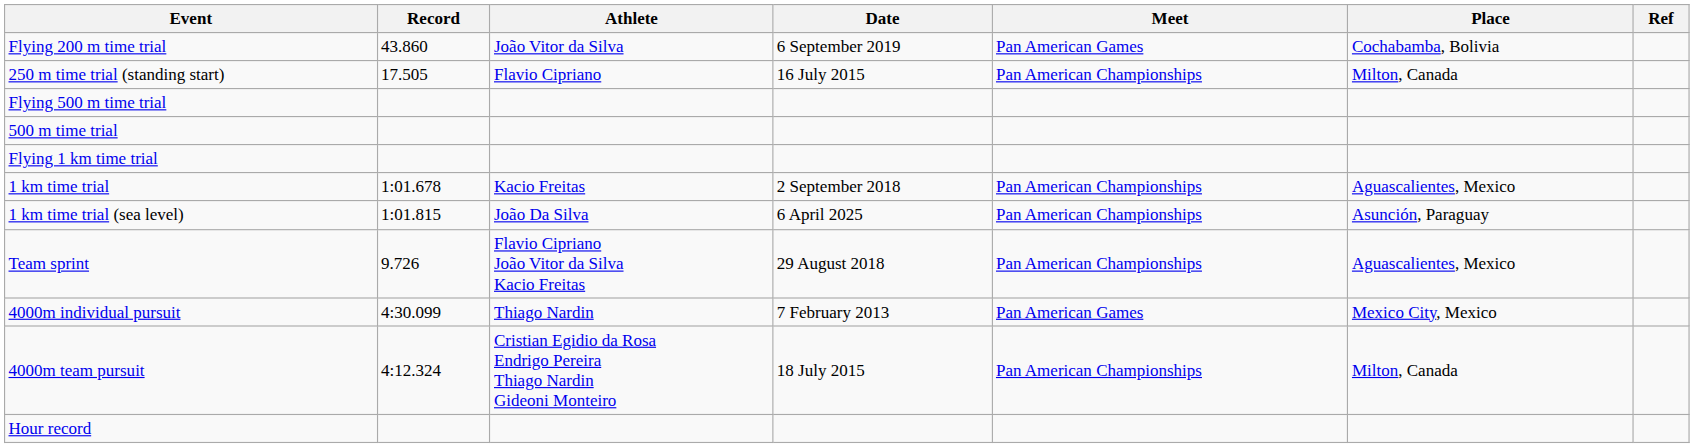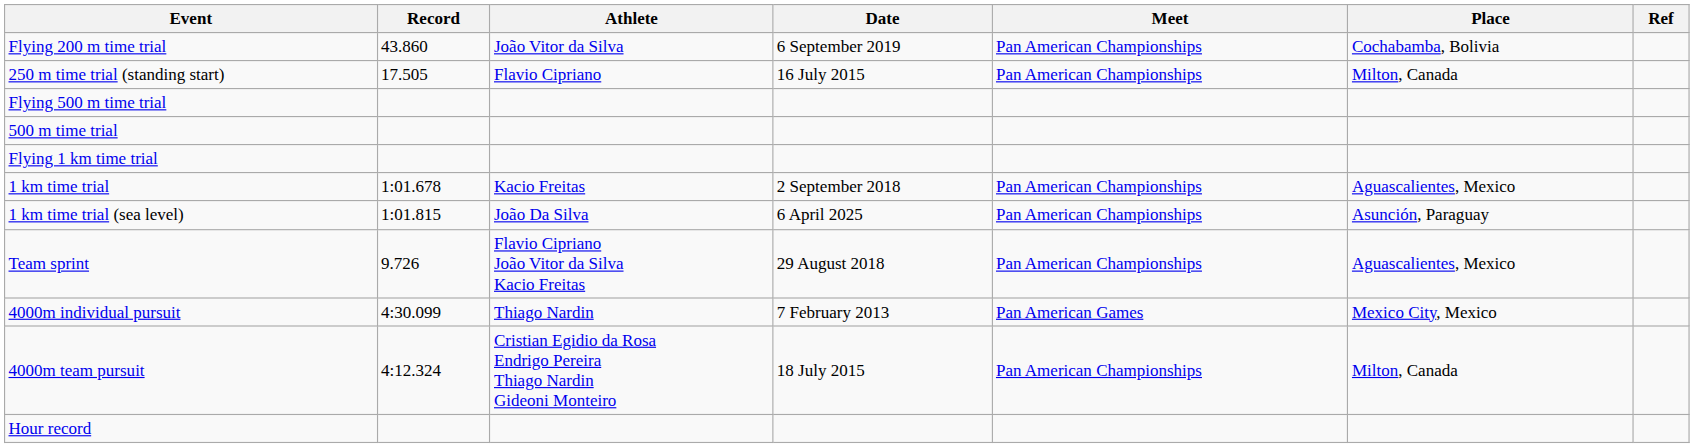(1070, 46) Pan American Games -> (1099, 46) Pan American Championships
